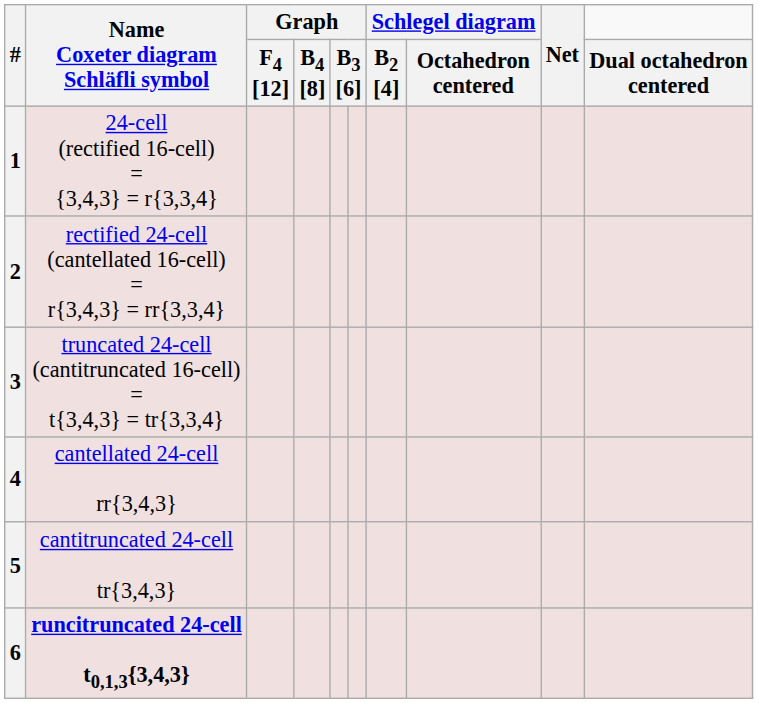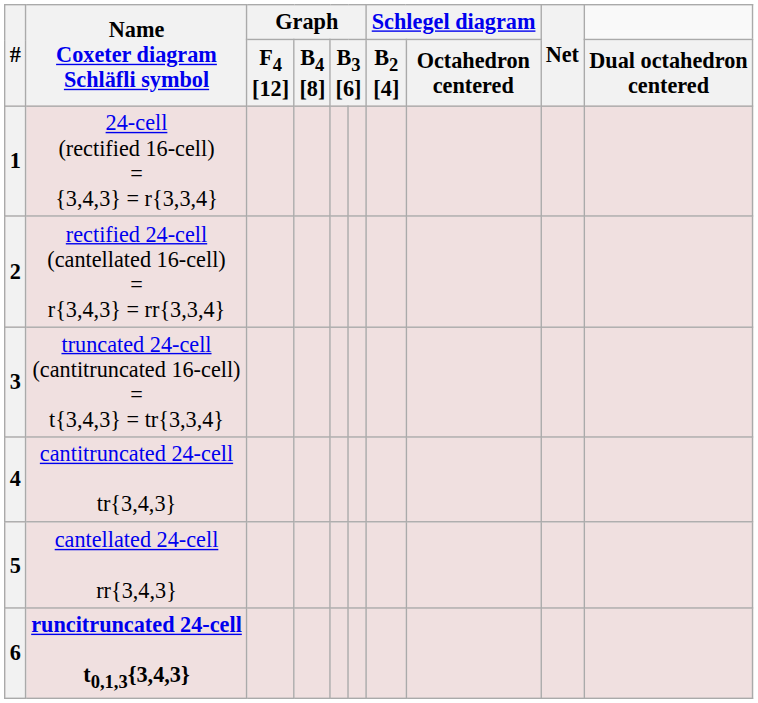(137, 479) cantellated 24-cell rr{3,4,3} -> (136, 479) cantitruncated 24-cell tr{3,4,3}
(136, 564) cantitruncated 24-cell tr{3,4,3} -> (137, 564) cantellated 24-cell rr{3,4,3}
